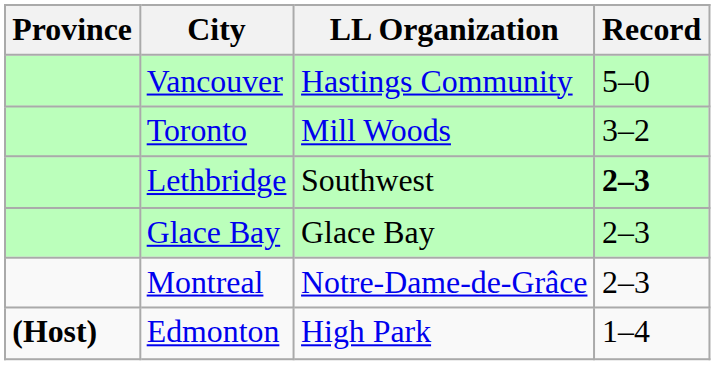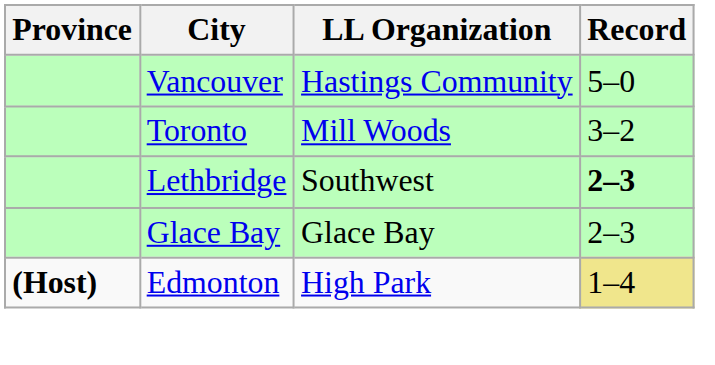- row: (205, 282)
(626, 332) no background -> (611, 282) khaki background
